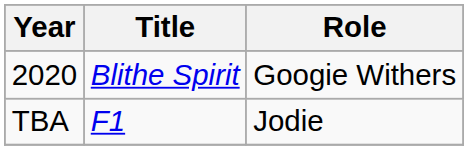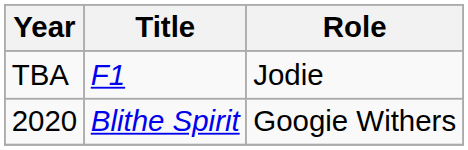rows swapped: (44, 74) <-> (40, 121)
